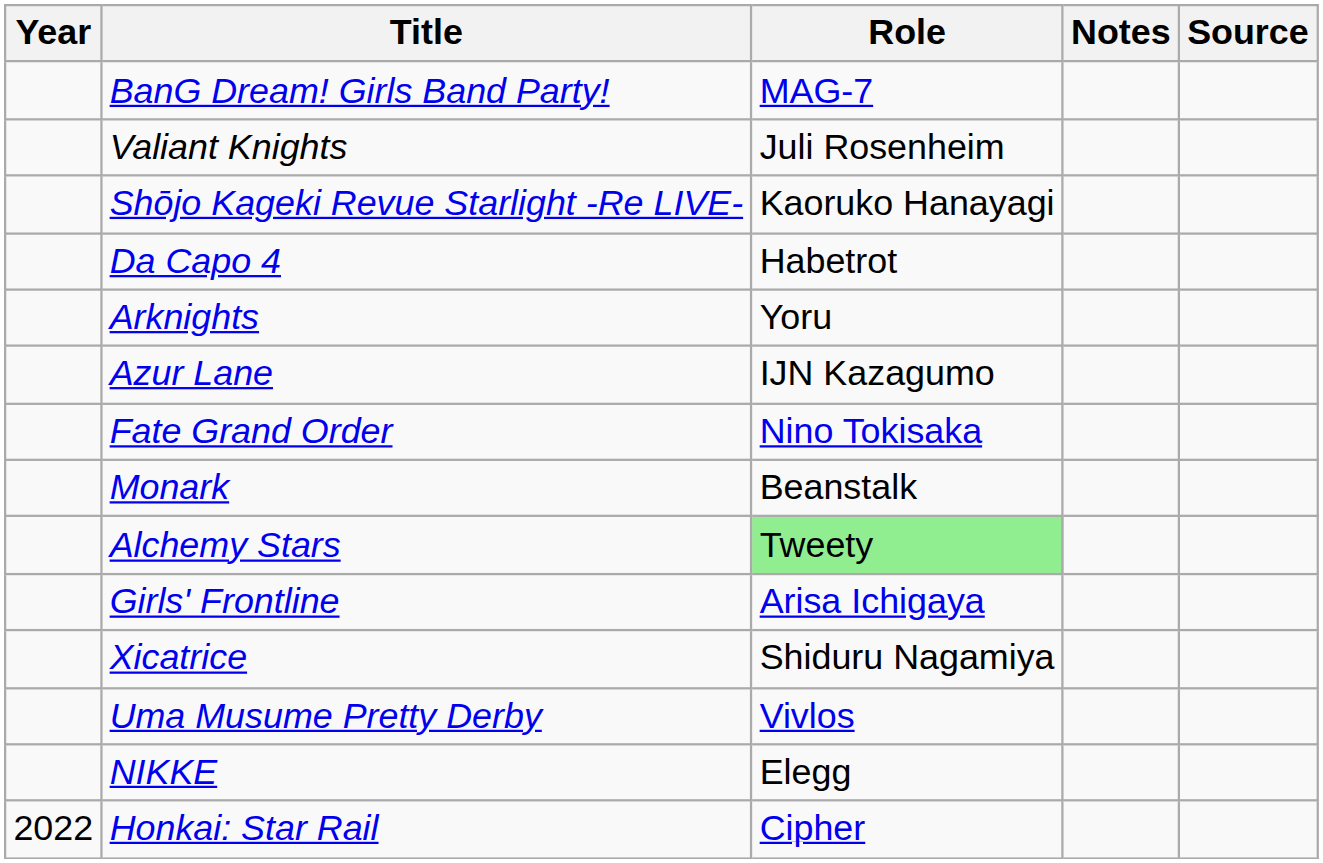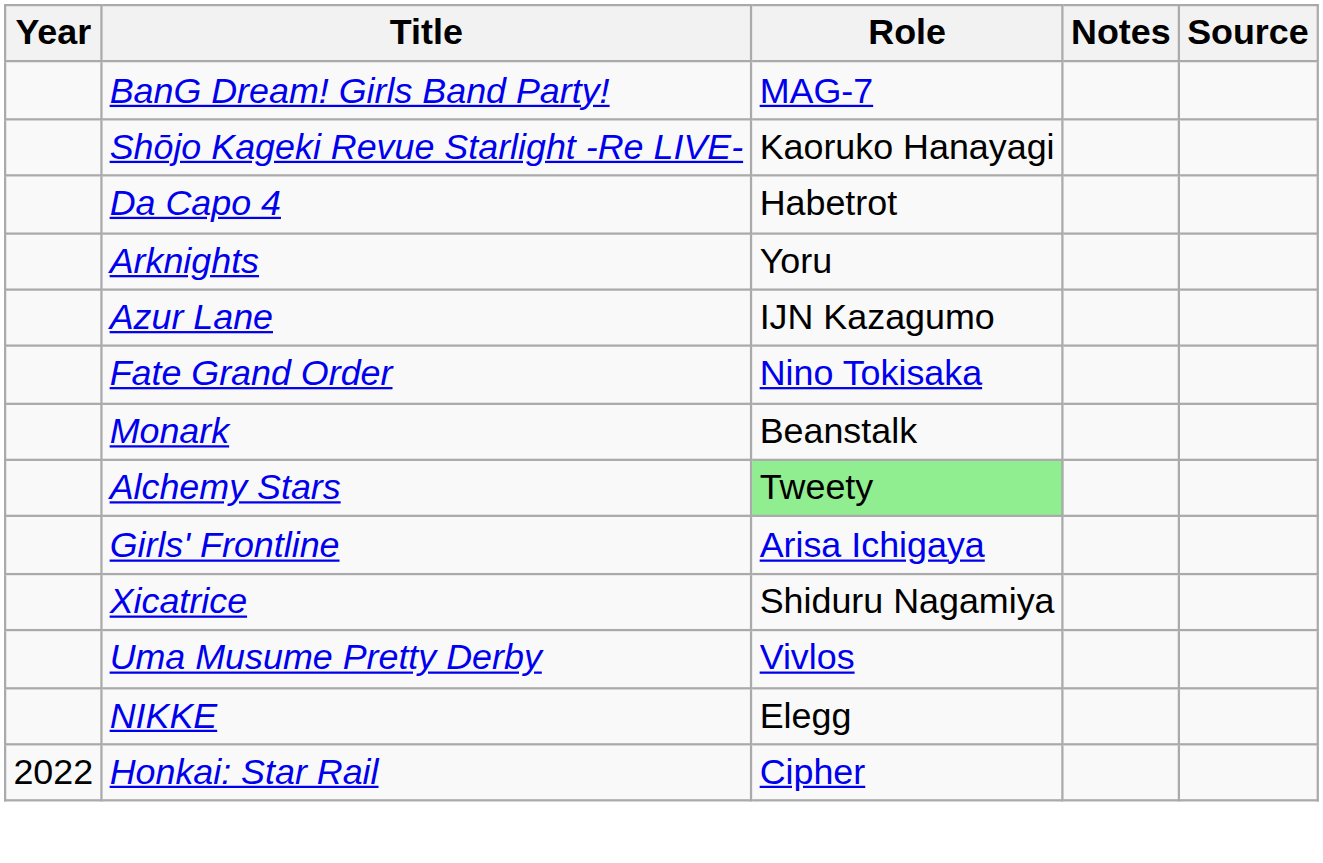- row: (229, 146)
